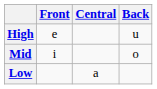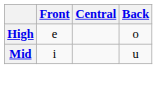(136, 34) u -> (136, 34) o
(136, 53) o -> (136, 53) u
- row: (20, 73)
